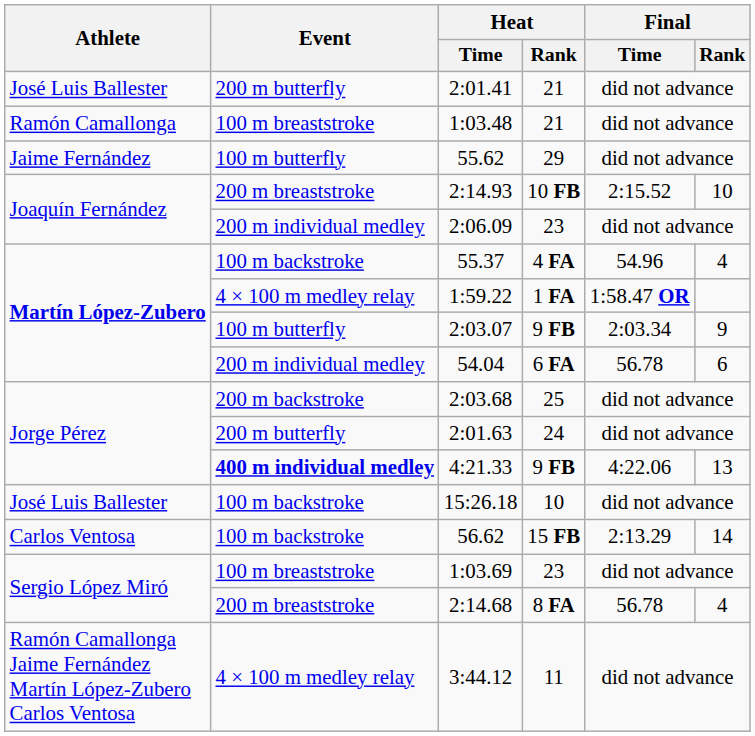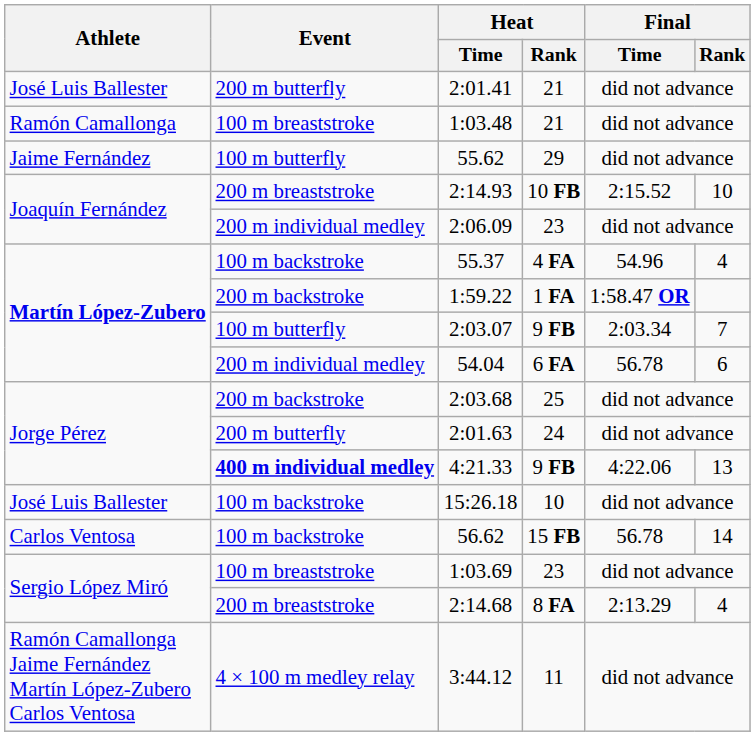(315, 295) 4 × 100 m medley relay -> (290, 295) 200 m backstroke
(722, 330) 9 -> (722, 330) 7
(640, 536) 2:13.29 -> (640, 536) 56.78
(640, 605) 56.78 -> (640, 605) 2:13.29
